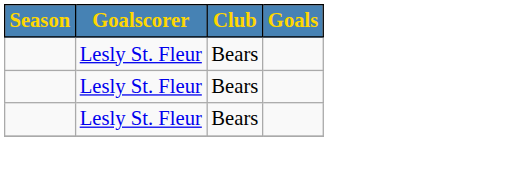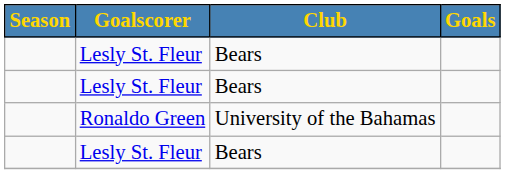+ row: (142, 119)
